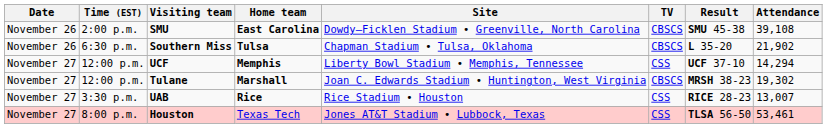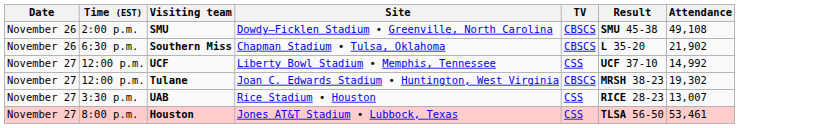- column: (278, 13)
(775, 30) 39,108 -> (688, 30) 49,108
(775, 64) 14,294 -> (688, 64) 14,992
